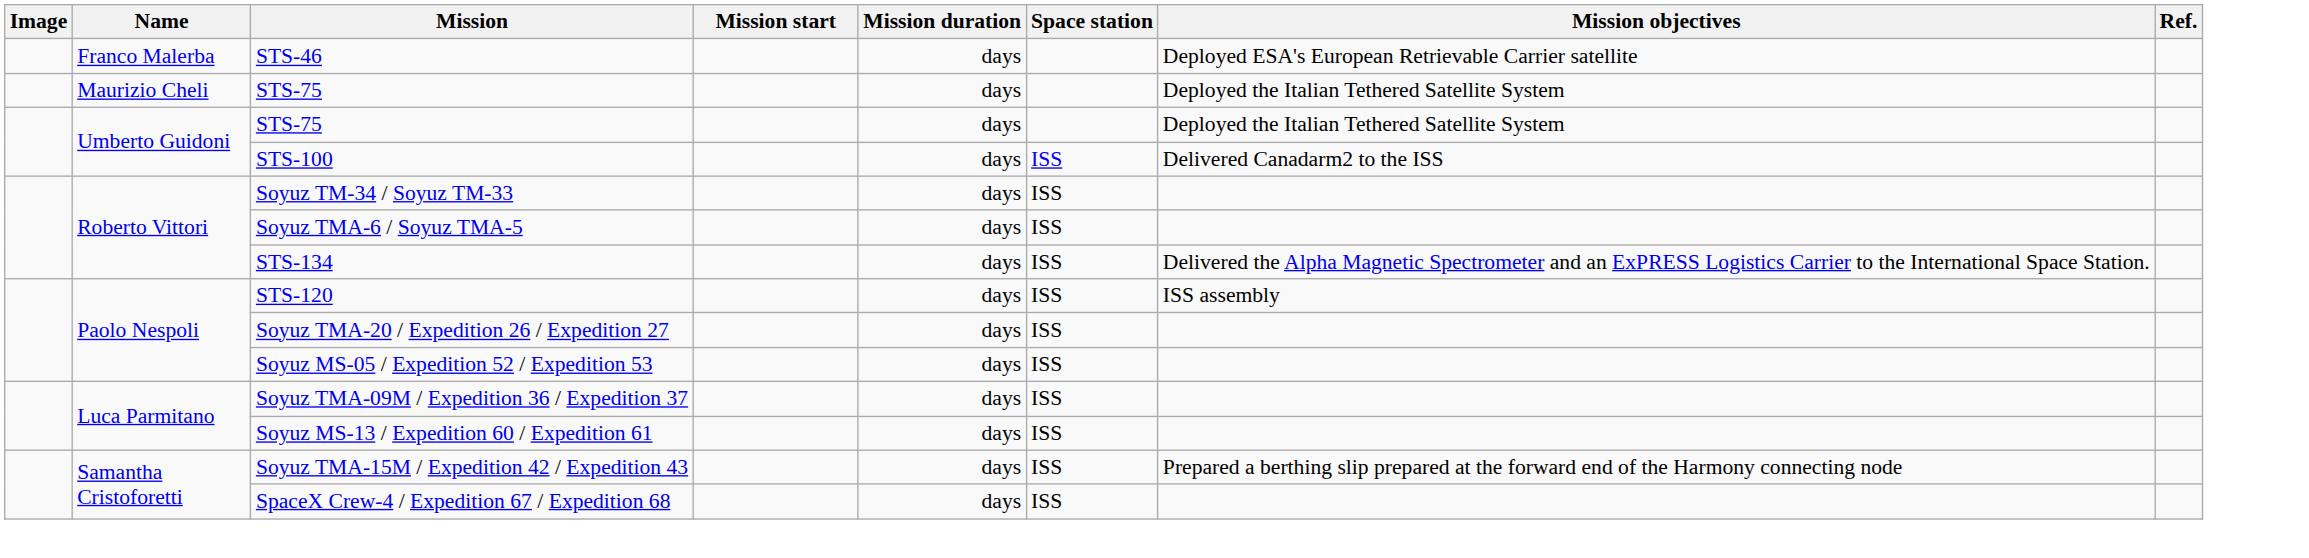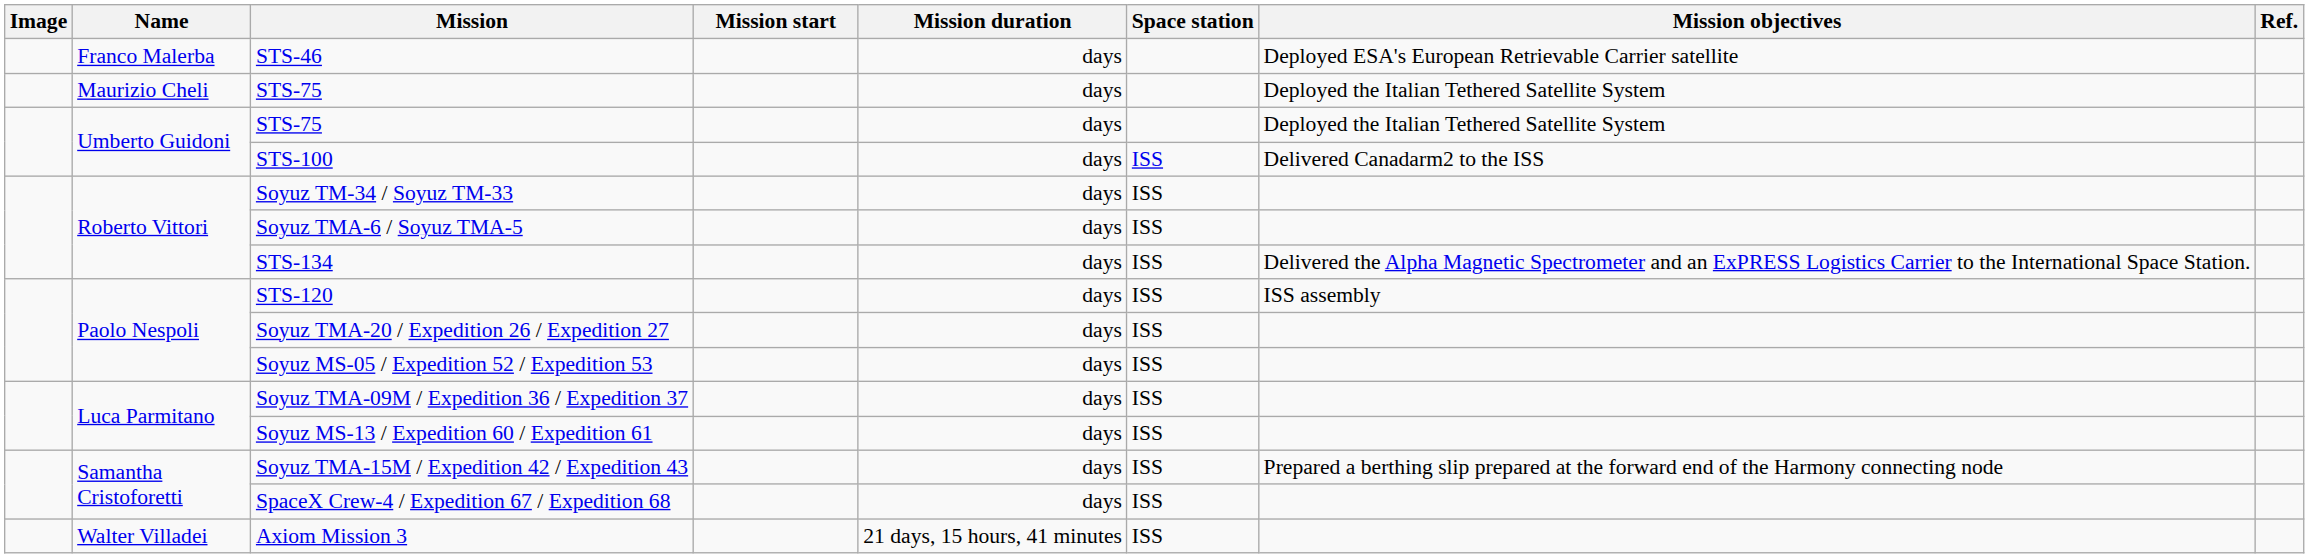+ row: (142, 535)
